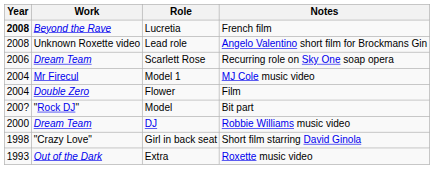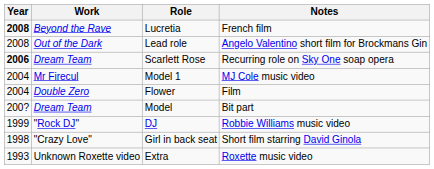(87, 44) Unknown Roxette video -> (68, 44) Out of the Dark
(18, 60) normal -> (18, 60) bold
(56, 108) "Rock DJ" -> (63, 108) Dream Team
(18, 124) 2000 -> (18, 124) 1999
(63, 124) Dream Team -> (56, 124) "Rock DJ"
(68, 156) Out of the Dark -> (87, 156) Unknown Roxette video
